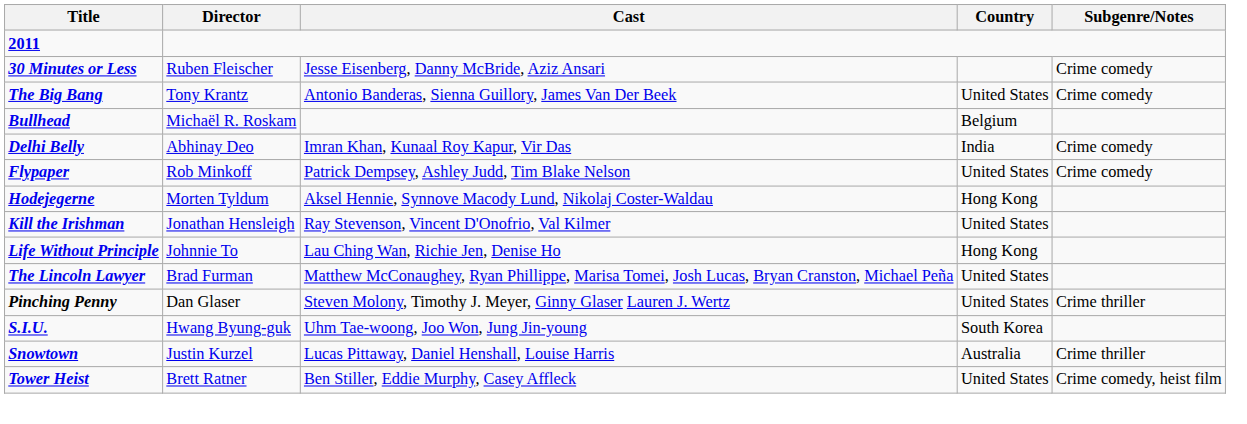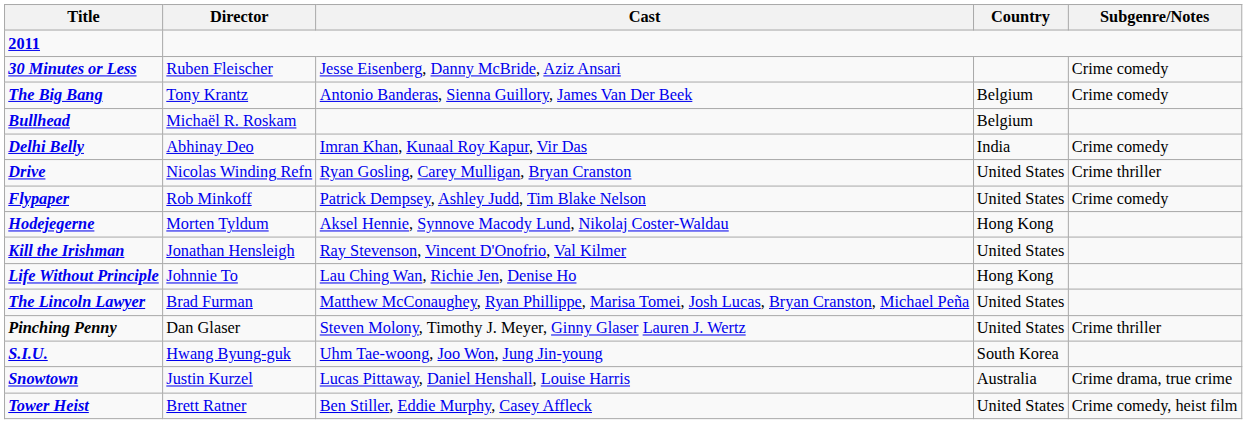(1005, 95) United States -> (1005, 95) Belgium
+ row: (27, 172)
(1101, 353) Crime thriller -> (1152, 379) Crime drama, true crime
